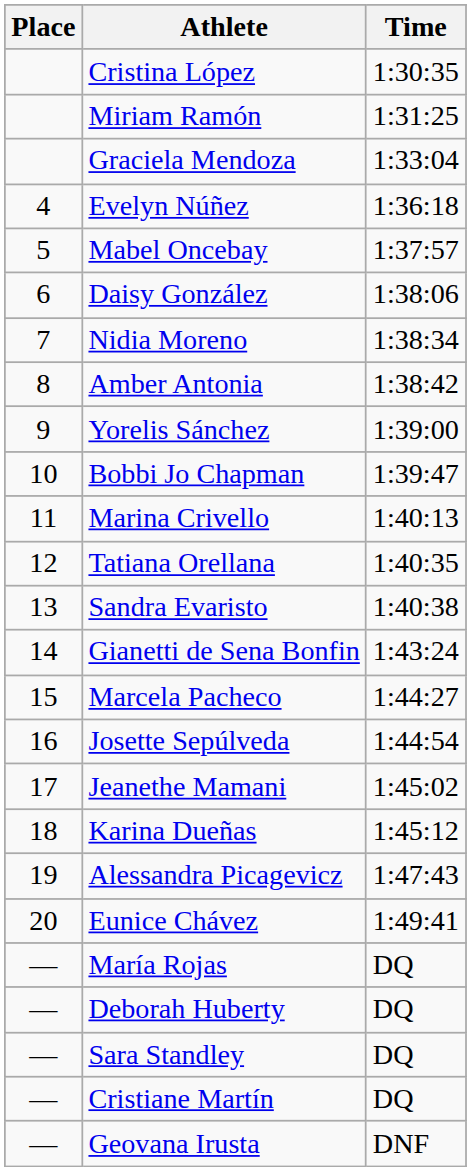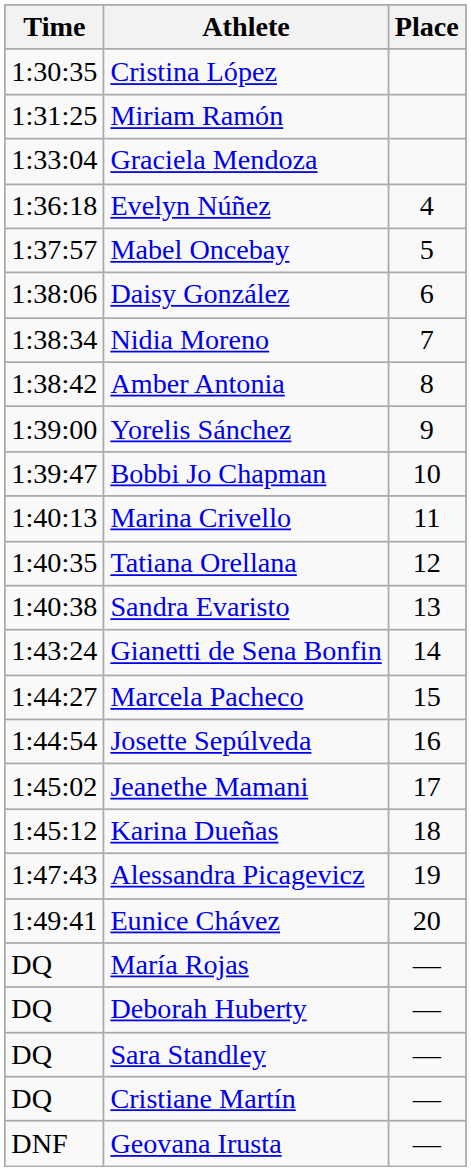columns swapped: (43, 26) <-> (416, 26)
